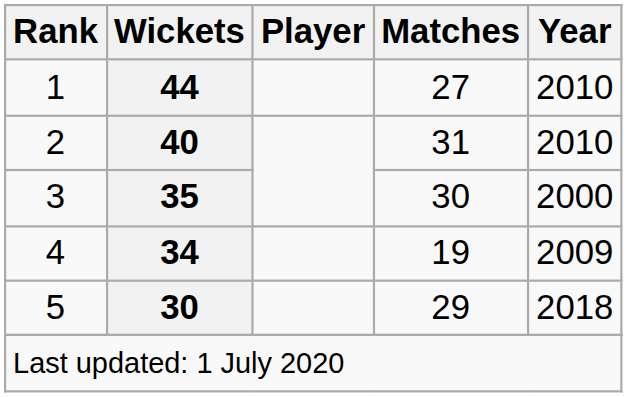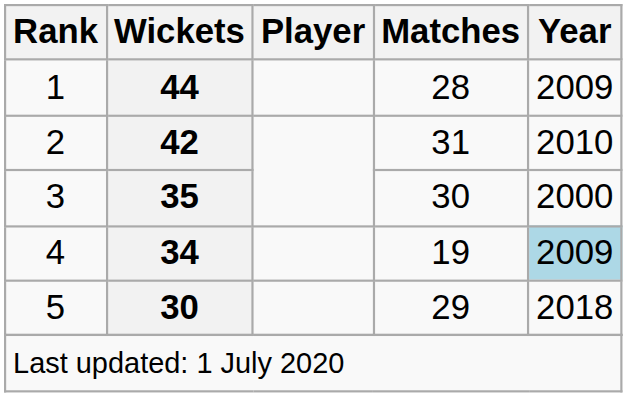(451, 87) 27 -> (451, 87) 28
(575, 87) 2010 -> (575, 87) 2009
(179, 142) 40 -> (179, 142) 42
(575, 252) no background -> (575, 252) lightblue background
